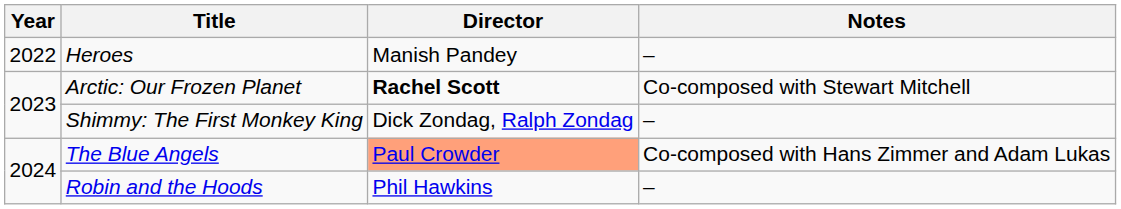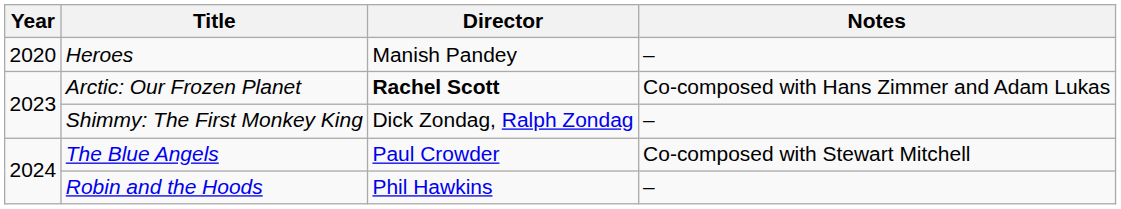(33, 54) 2022 -> (33, 54) 2020
(807, 87) Co-composed with Stewart Mitchell -> (877, 87) Co-composed with Hans Zimmer and Adam Lukas
(436, 154) lightsalmon background -> (436, 154) no background
(877, 154) Co-composed with Hans Zimmer and Adam Lukas -> (807, 154) Co-composed with Stewart Mitchell
